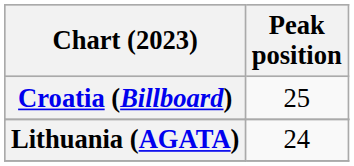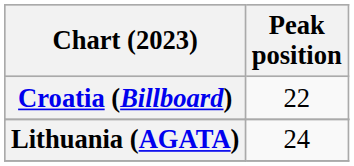(297, 97) 25 -> (297, 97) 22
